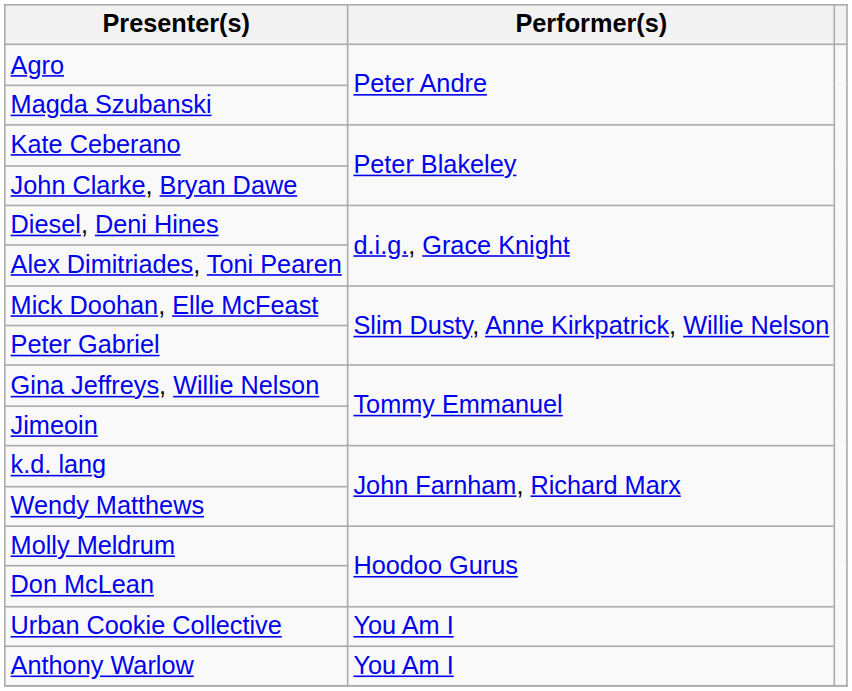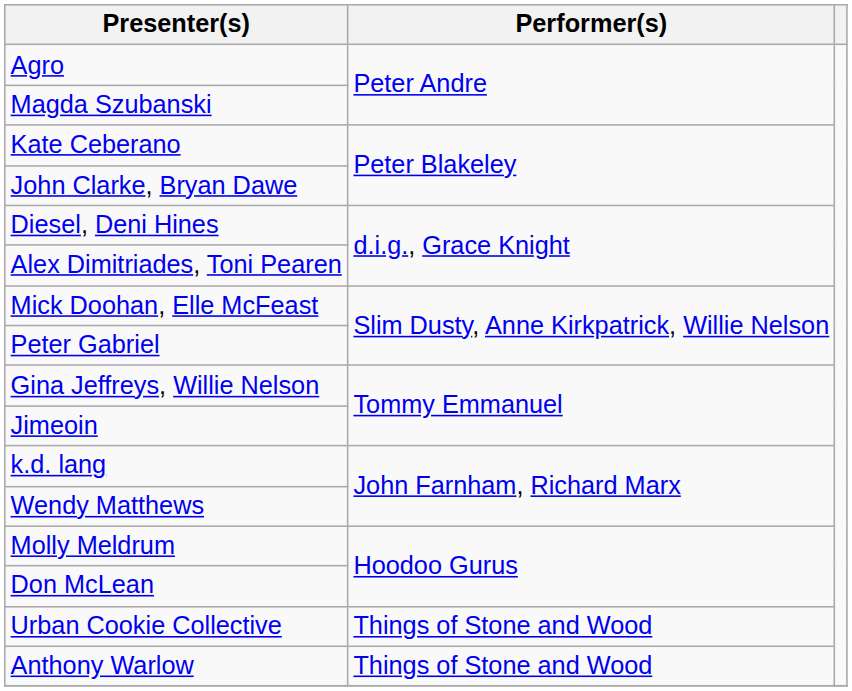(404, 625) You Am I -> (503, 625) Things of Stone and Wood
(404, 666) You Am I -> (503, 666) Things of Stone and Wood
